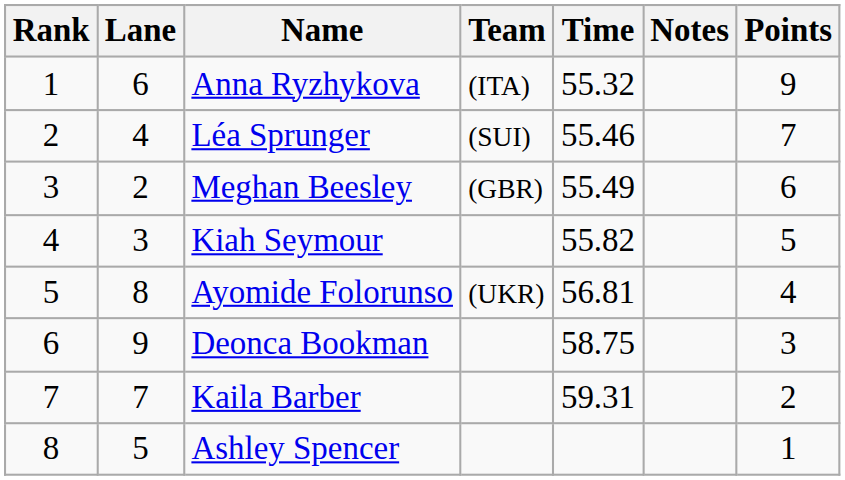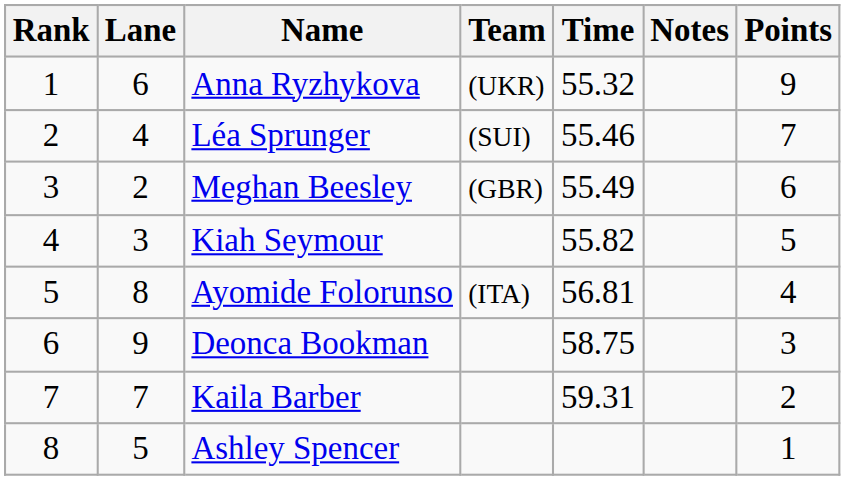(499, 84) (ITA) -> (506, 84) (UKR)
(506, 294) (UKR) -> (499, 294) (ITA)
